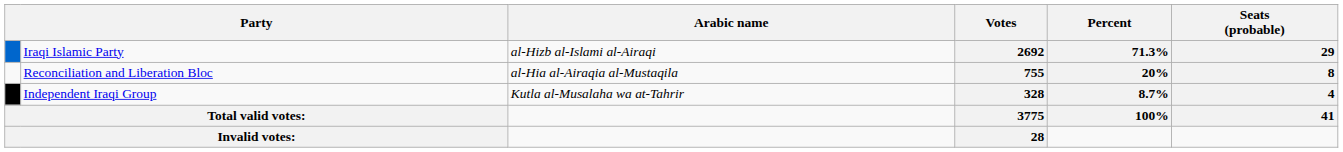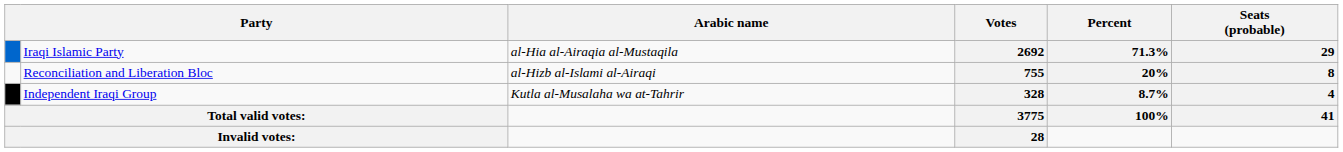(583, 51) al-Hizb al-Islami al-Airaqi -> (594, 51) al-Hia al-Airaqia al-Mustaqila
(594, 72) al-Hia al-Airaqia al-Mustaqila -> (583, 72) al-Hizb al-Islami al-Airaqi
